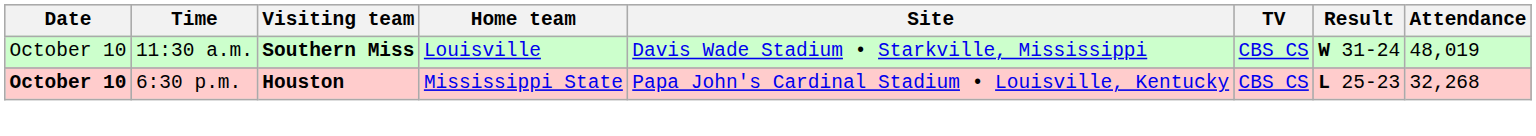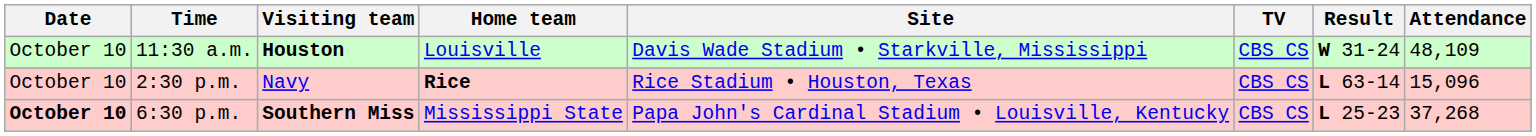(338, 52) Southern Miss -> (303, 52) Houston
(1445, 52) 48,019 -> (1445, 52) 48,109
+ row: (189, 84)
(303, 84) Houston -> (338, 115) Southern Miss
(1445, 84) 32,268 -> (1445, 115) 37,268
